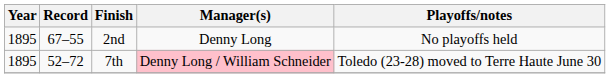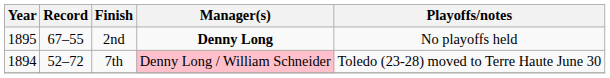(235, 38) normal -> (235, 38) bold
(22, 61) 1895 -> (22, 61) 1894
